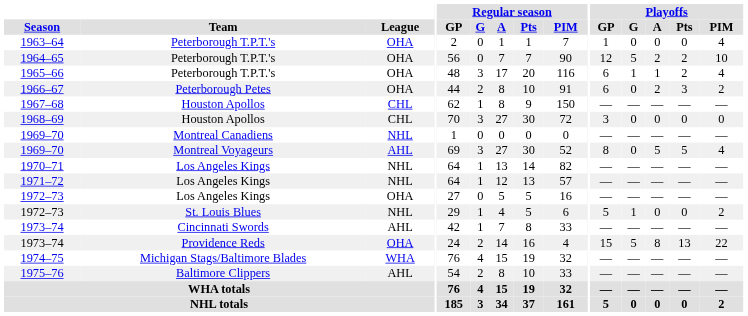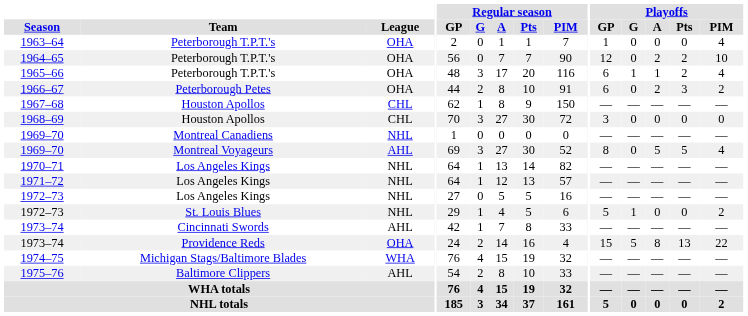(634, 58) 5 -> (634, 58) 0
(400, 196) OHA -> (400, 196) NHL
